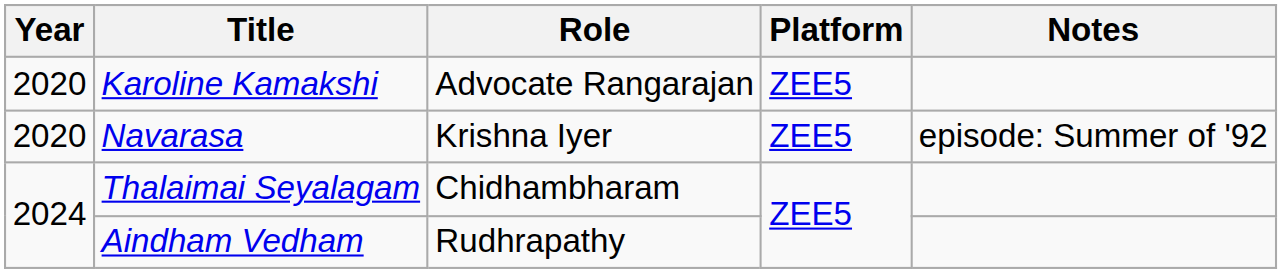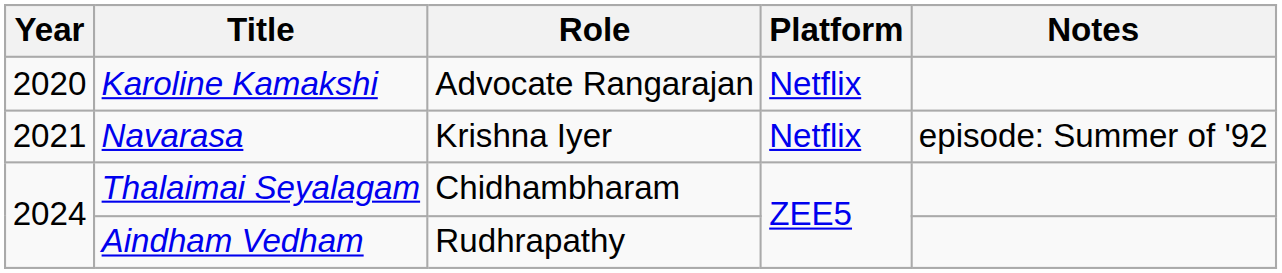(811, 83) ZEE5 -> (815, 83) Netflix
(50, 135) 2020 -> (50, 135) 2021
(811, 135) ZEE5 -> (815, 135) Netflix
